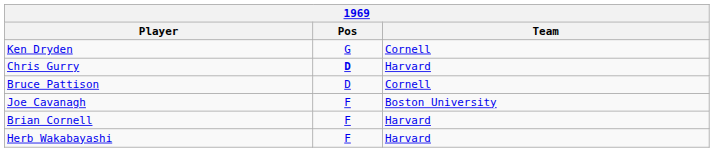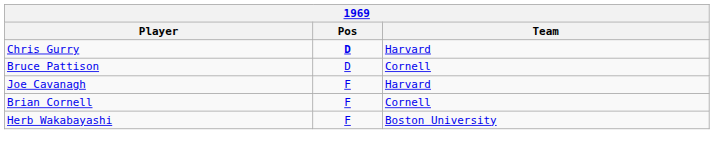- row: (40, 49)
(441, 102) Boston University -> (408, 85) Harvard
(408, 120) Harvard -> (408, 102) Cornell
(408, 138) Harvard -> (441, 120) Boston University
